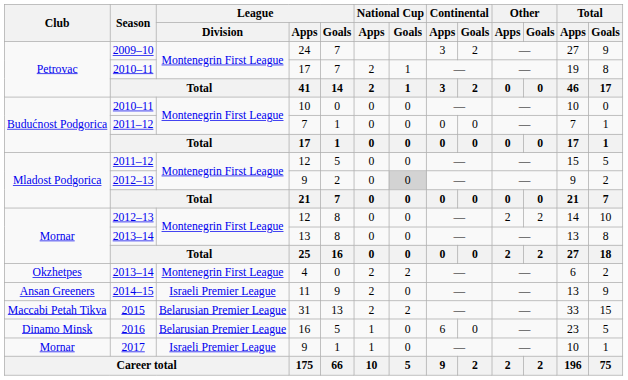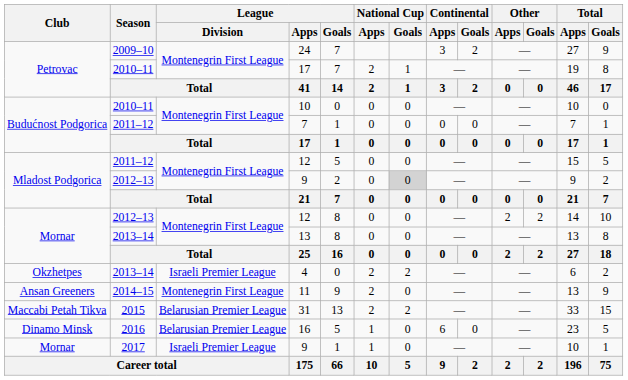(223, 273) Montenegrin First League -> (223, 273) Israeli Premier League
(223, 291) Israeli Premier League -> (223, 291) Montenegrin First League
